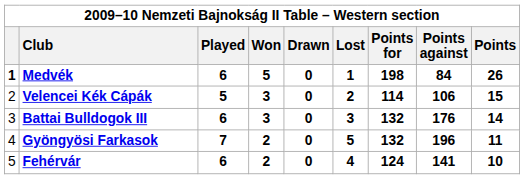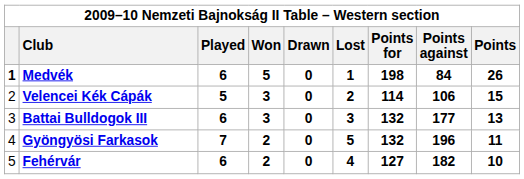(444, 118) 176 -> (444, 118) 177
(495, 118) 14 -> (495, 118) 13
(392, 162) 124 -> (392, 162) 127
(444, 162) 141 -> (444, 162) 182
